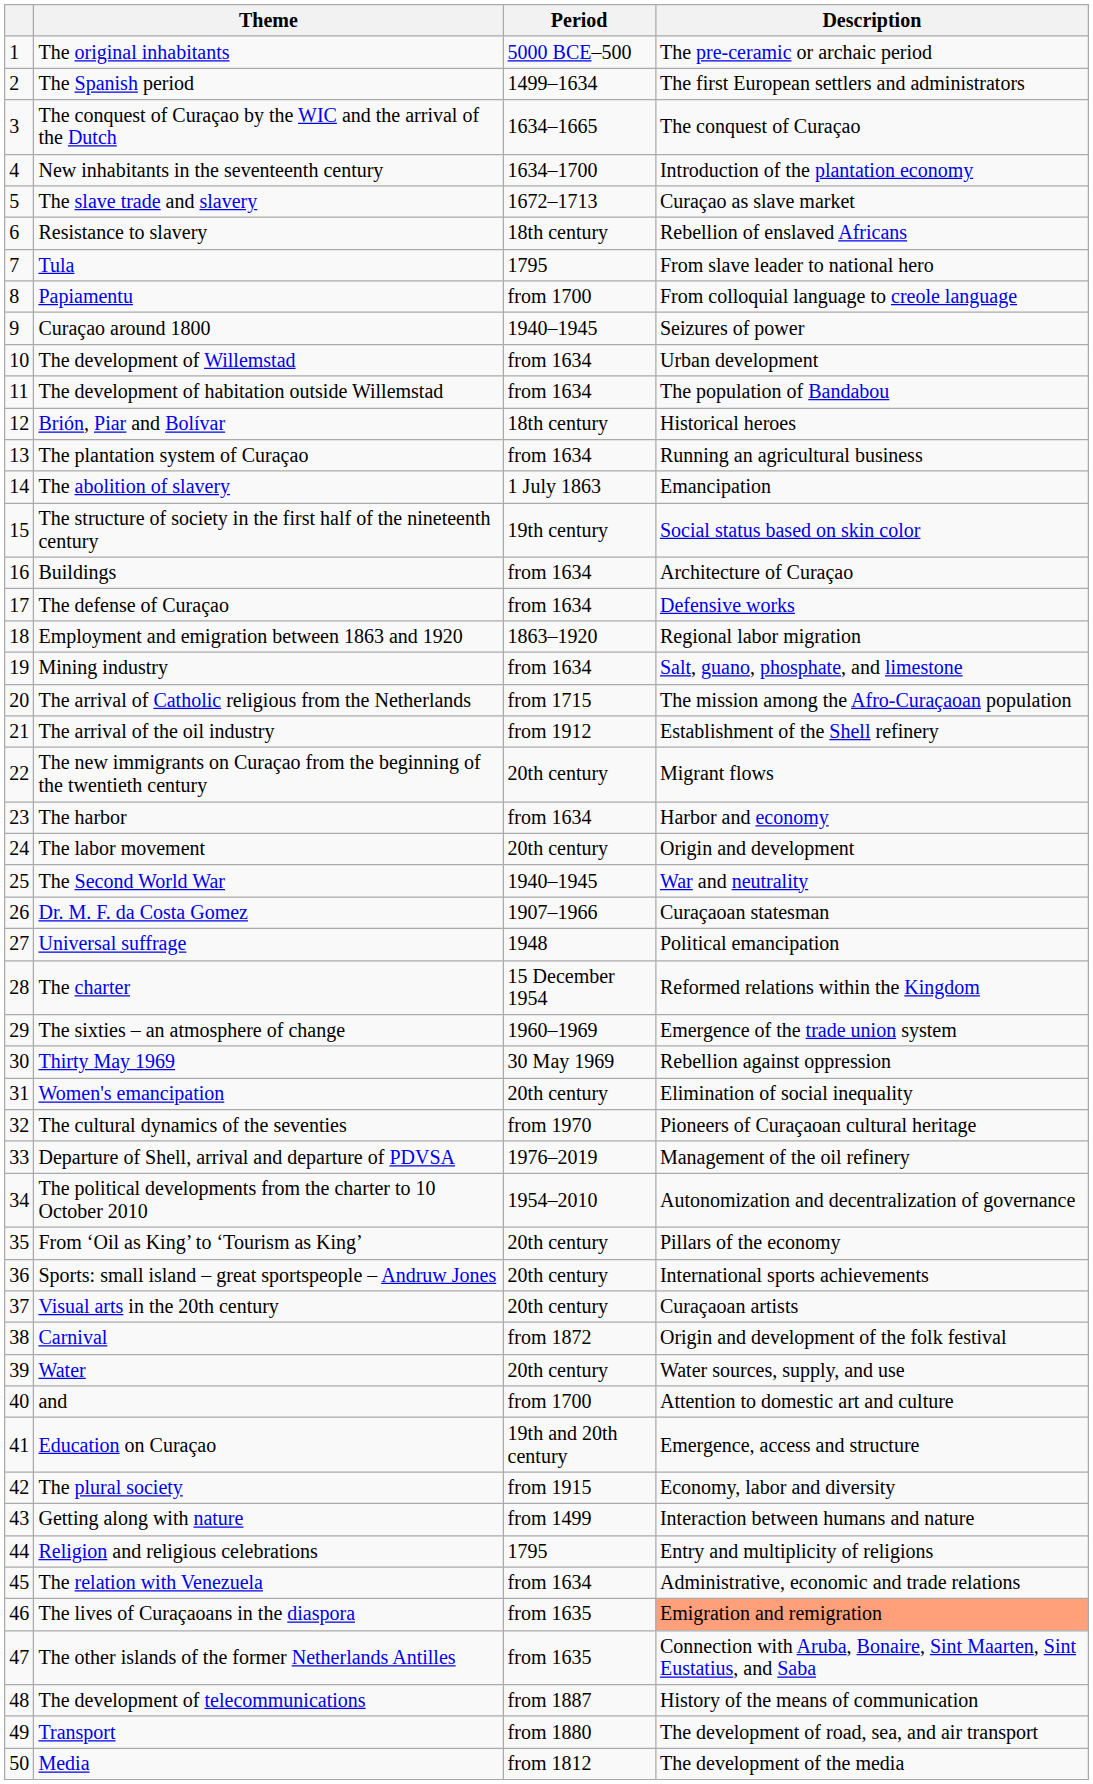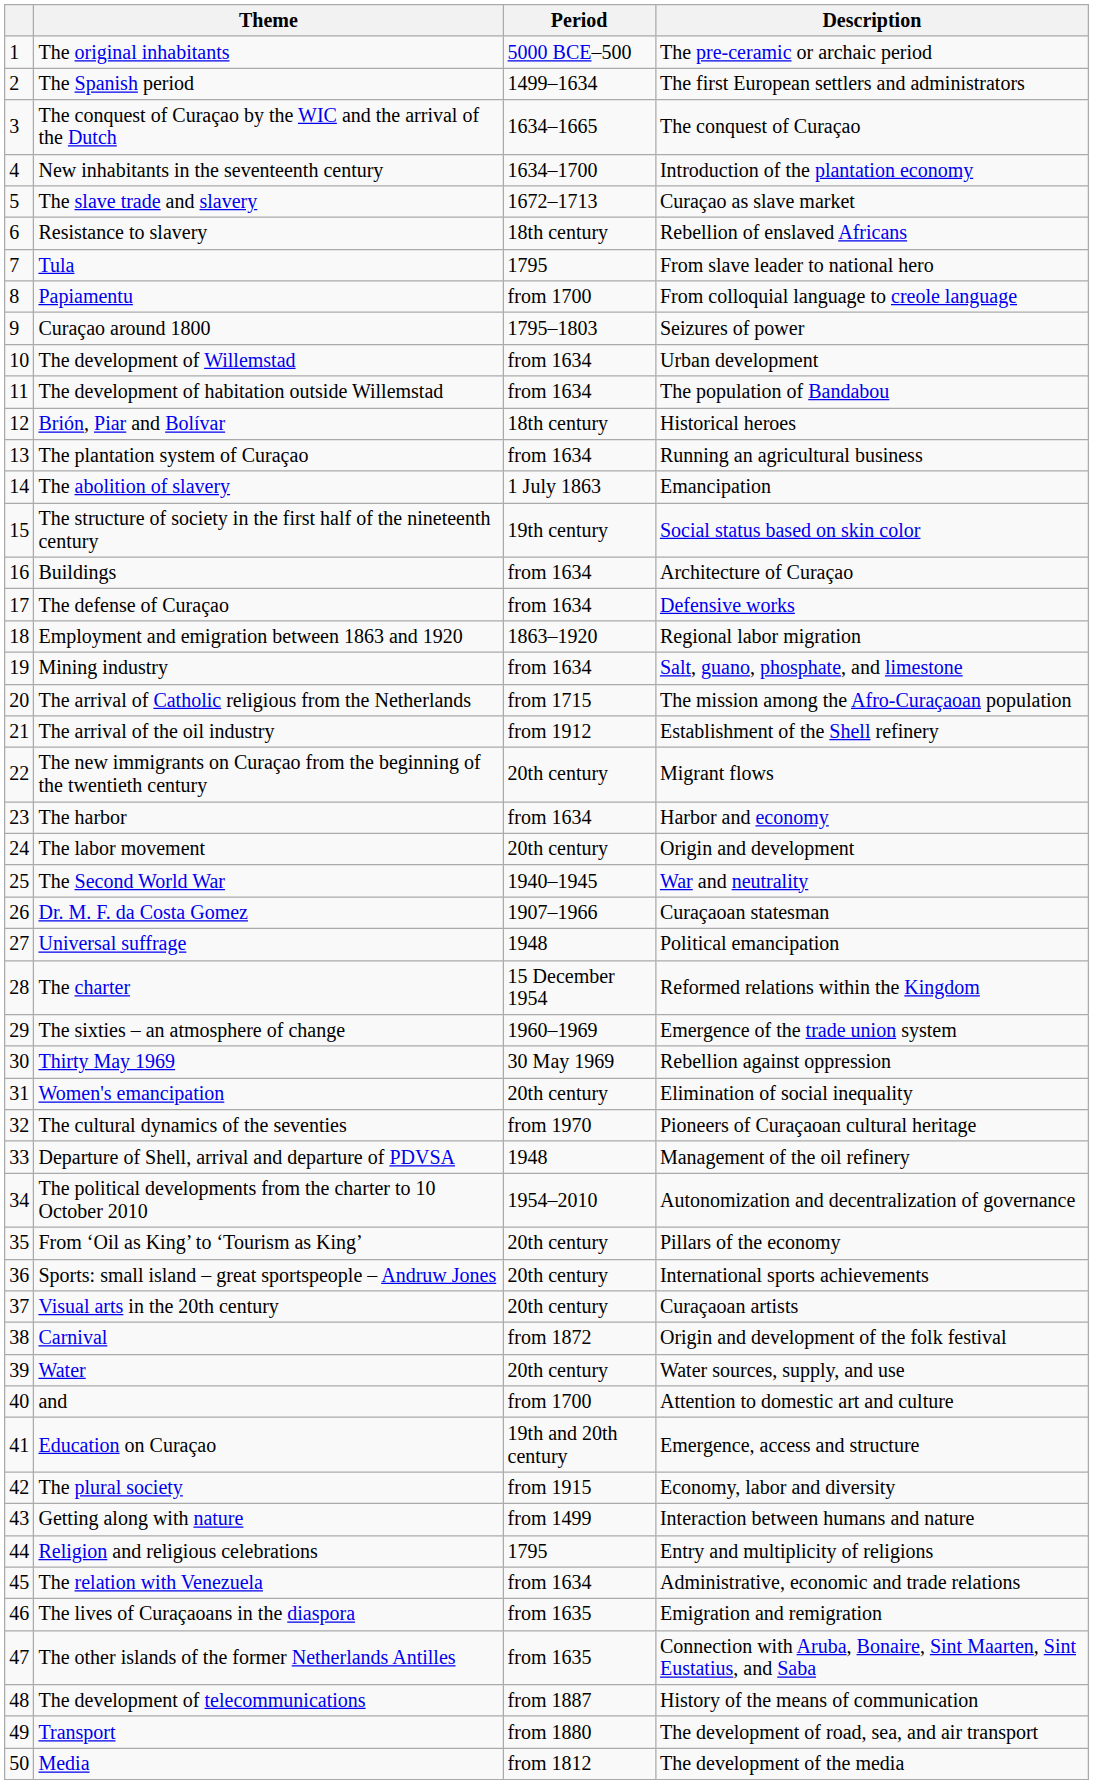(553, 328) 1940–1945 -> (553, 328) 1795–1803
(553, 1157) 1976–2019 -> (528, 1157) 1948
(771, 1614) lightsalmon background -> (771, 1614) no background
